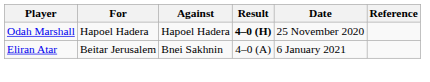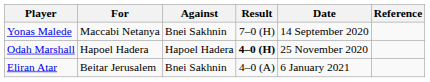+ row: (39, 31)
